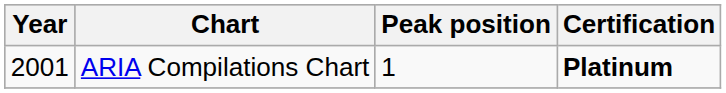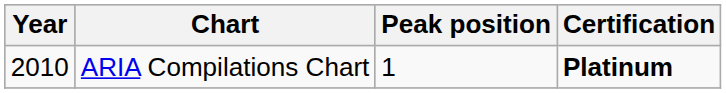(40, 66) 2001 -> (40, 66) 2010
